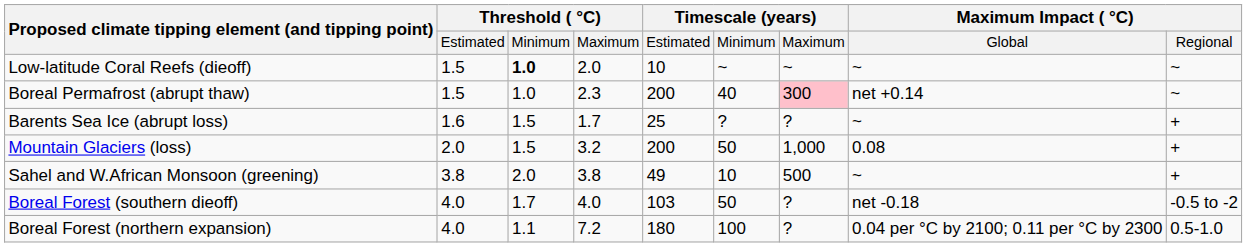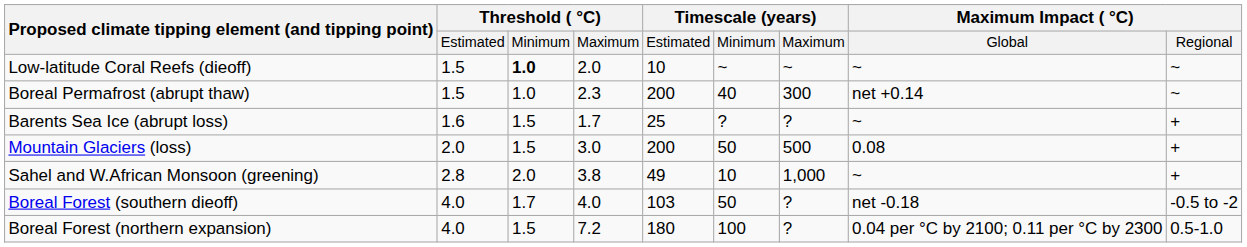(797, 94) pink background -> (797, 94) no background
(589, 148) 3.2 -> (589, 148) 3.0
(804, 148) 1,000 -> (797, 148) 500
(453, 175) 3.8 -> (453, 175) 2.8
(797, 175) 500 -> (804, 175) 1,000
(524, 228) 1.1 -> (524, 228) 1.5
